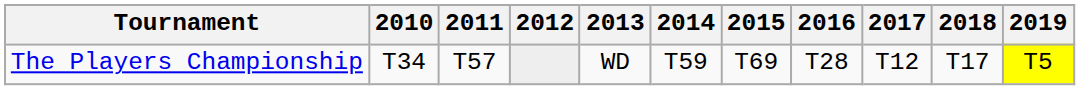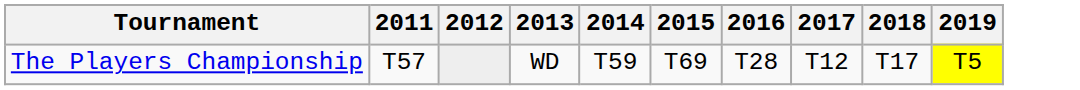- column: (404, 25)
